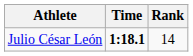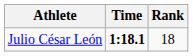(168, 39) 14 -> (168, 39) 18
